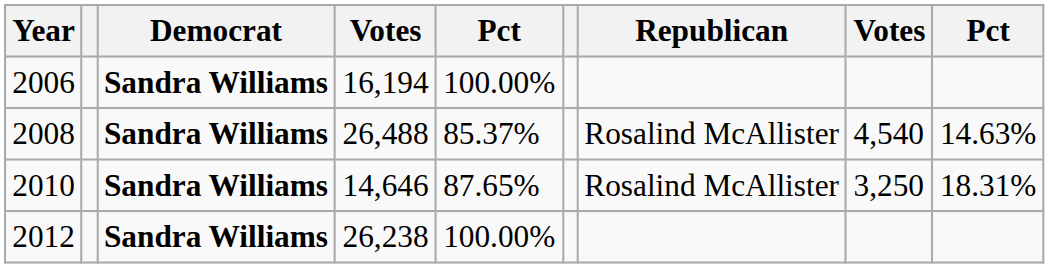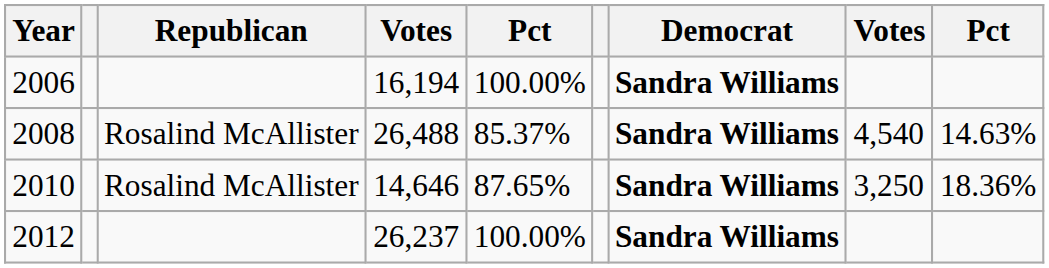columns swapped: (216, 30) <-> (712, 30)
(988, 185) 18.31% -> (988, 185) 18.36%
(386, 237) 26,238 -> (416, 237) 26,237
